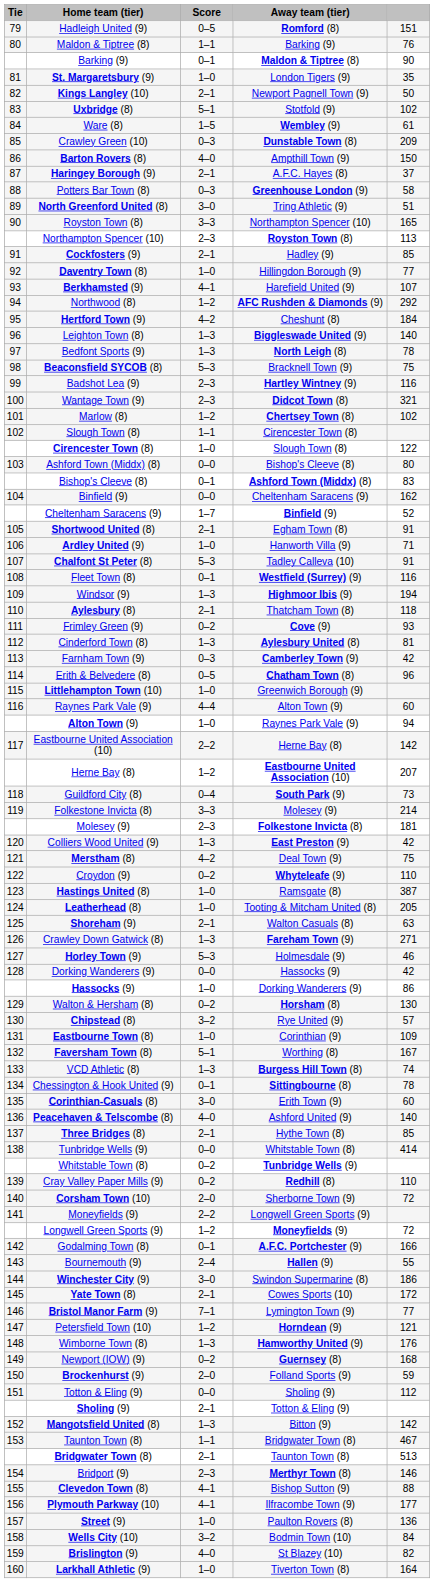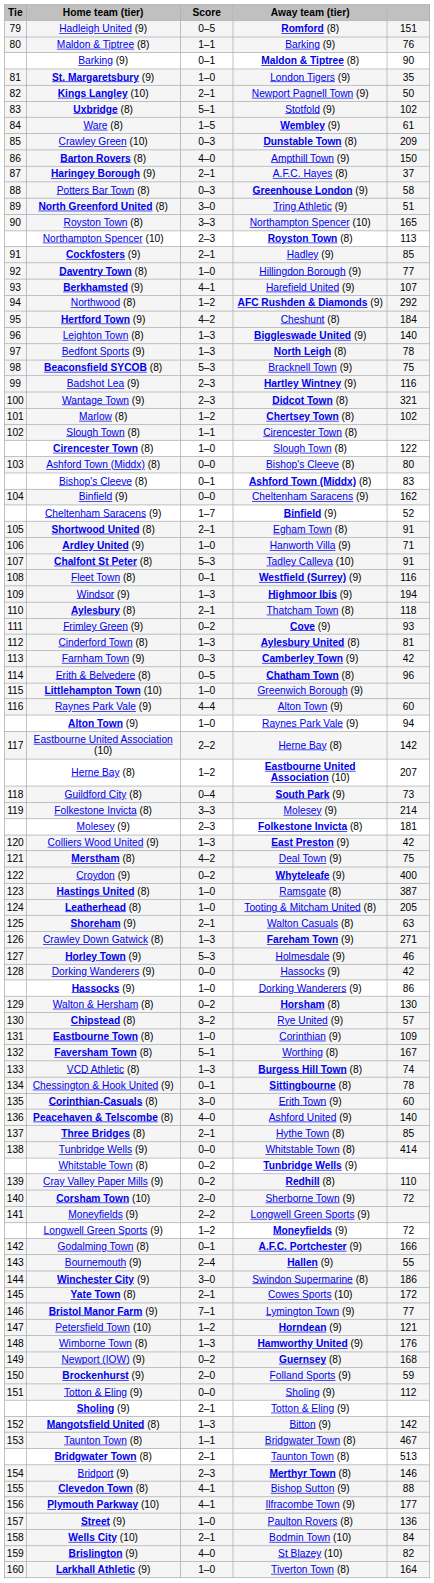(408, 875) 110 -> (408, 875) 400
(207, 1538) 3–2 -> (207, 1538) 2–1
